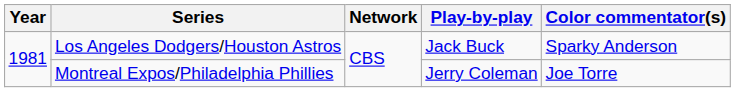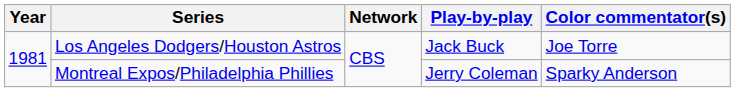(611, 45) Sparky Anderson -> (581, 45) Joe Torre
(581, 73) Joe Torre -> (611, 73) Sparky Anderson
